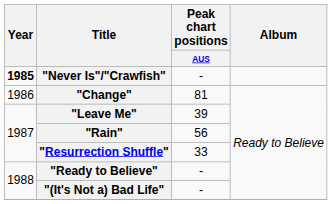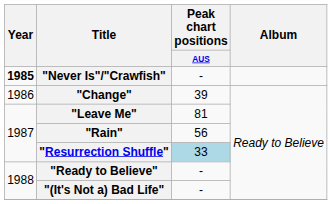(201, 95) 81 -> (201, 95) 39
(201, 114) 39 -> (201, 114) 81
(201, 152) no background -> (201, 152) lightblue background
